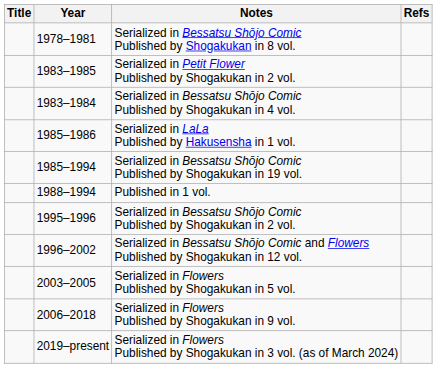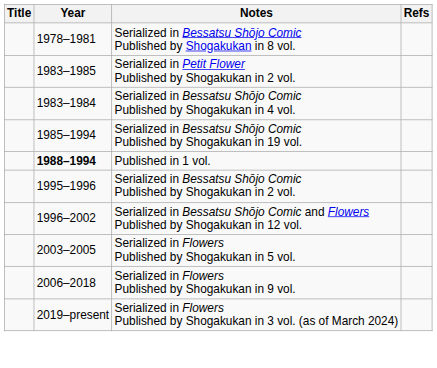- row: (205, 135)
(66, 193) normal -> (66, 161) bold
